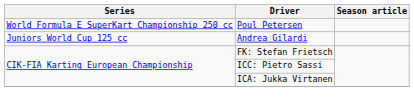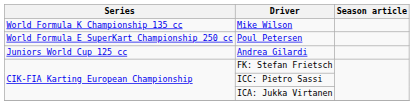+ row: (265, 25)
